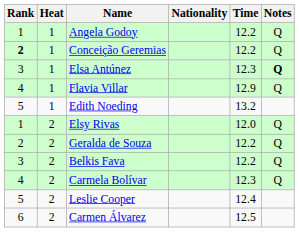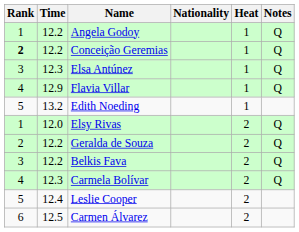columns swapped: (52, 13) <-> (246, 13)
(278, 69) bold -> (278, 69) normal
